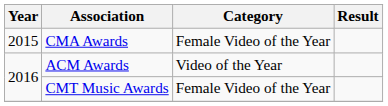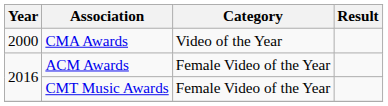(23, 40) 2015 -> (23, 40) 2000
(253, 40) Female Video of the Year -> (229, 40) Video of the Year
(229, 64) Video of the Year -> (253, 64) Female Video of the Year
